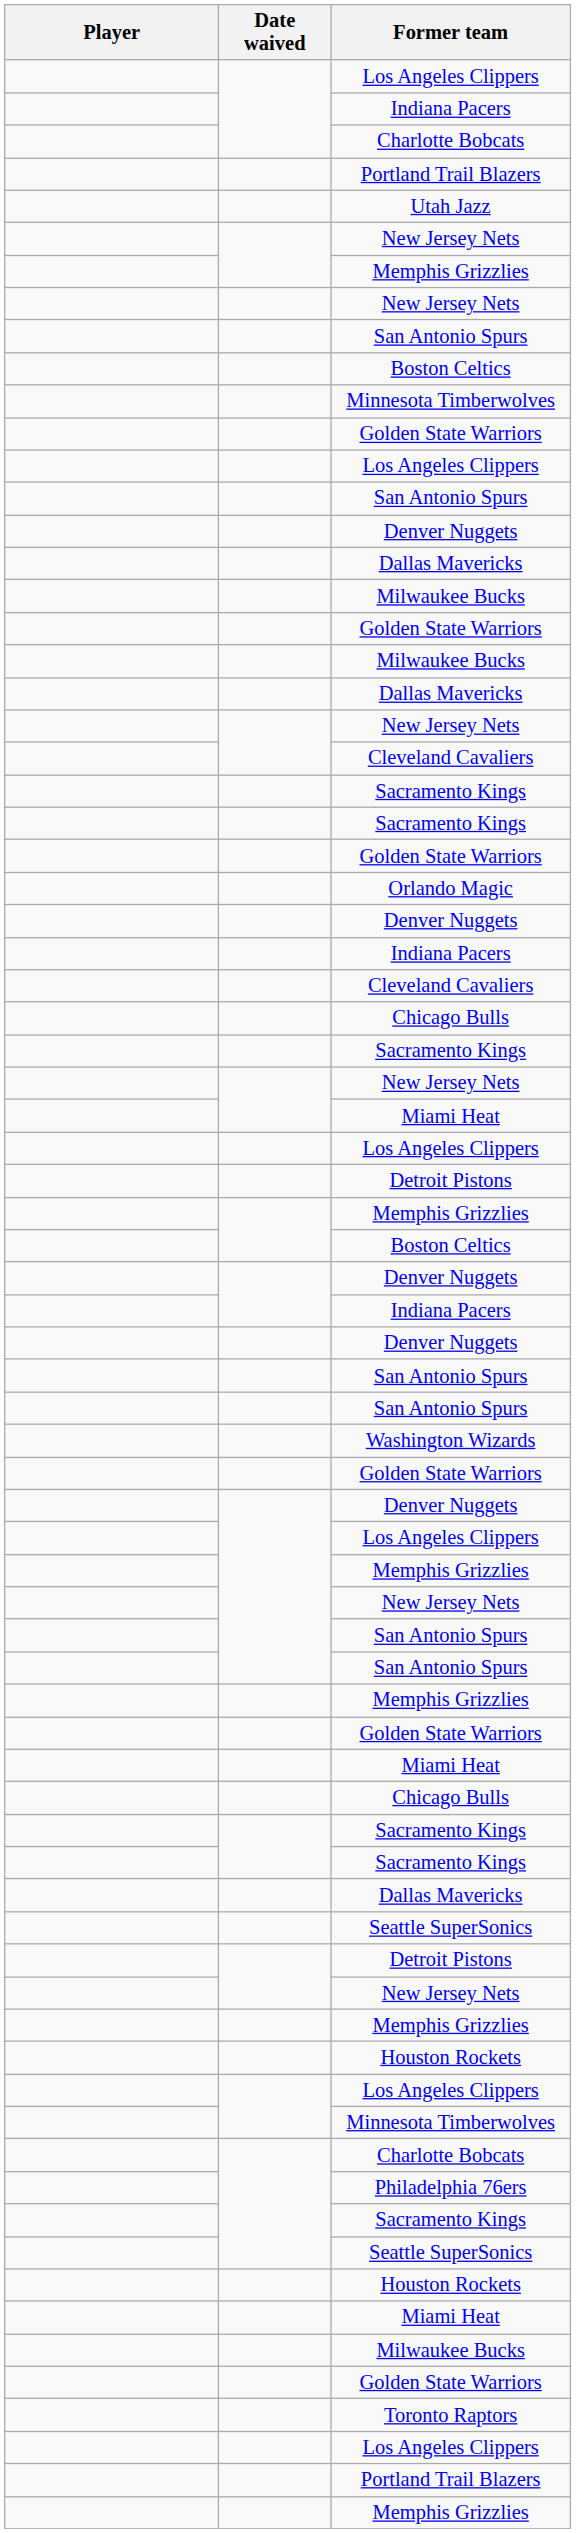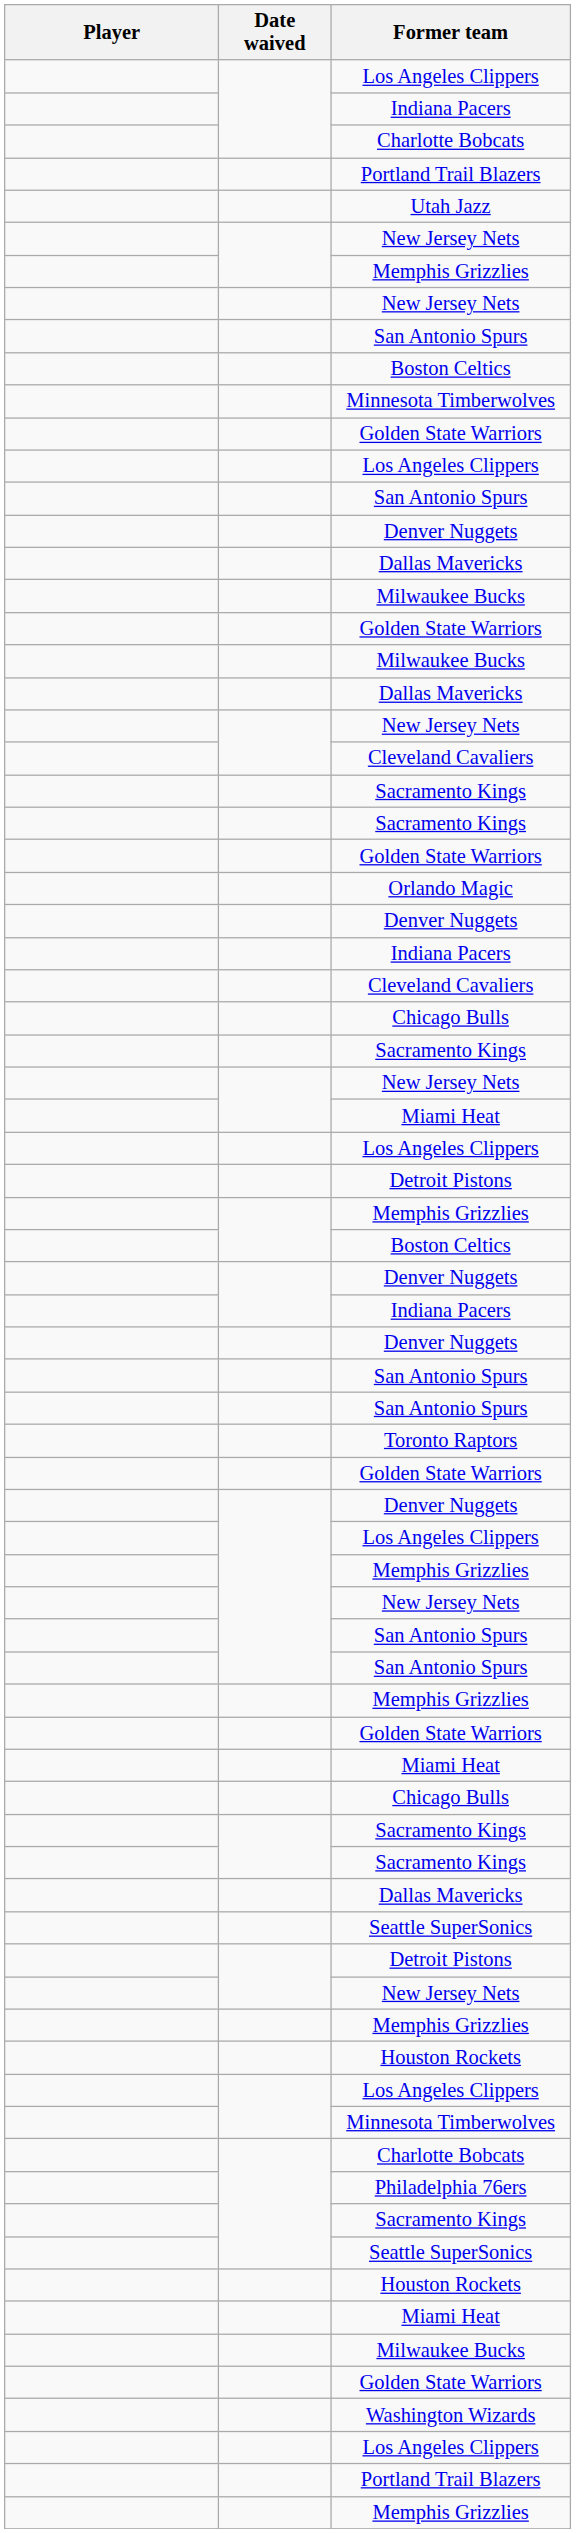rows swapped: (112, 1441) <-> (112, 2415)
